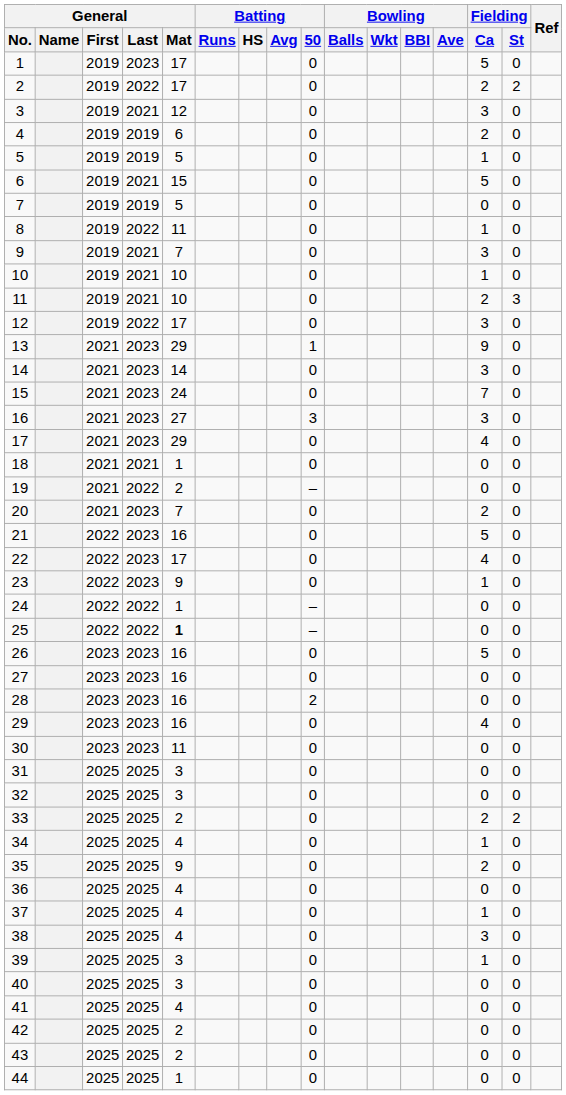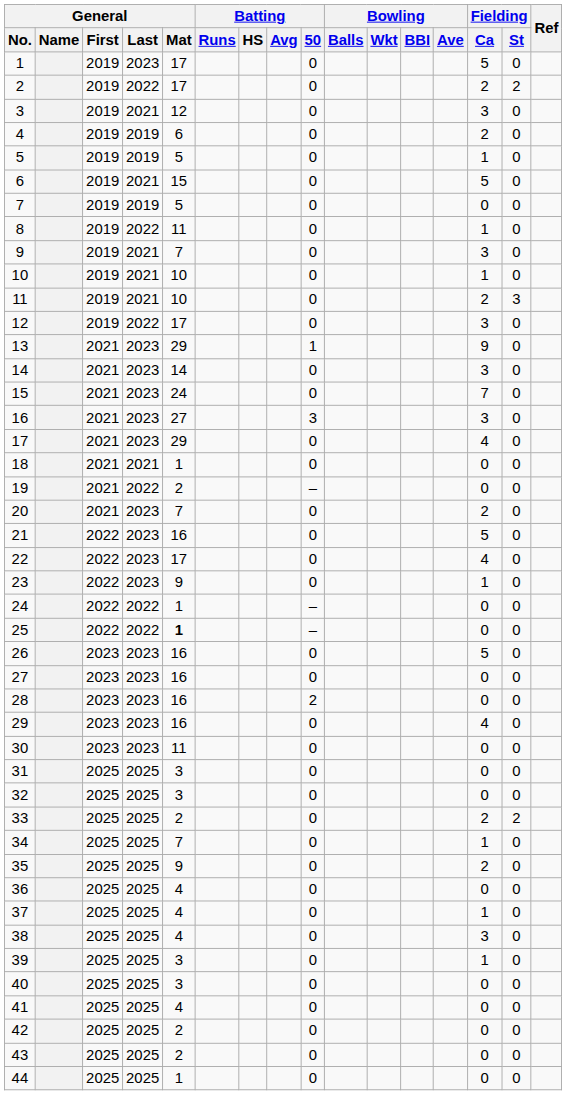(179, 842) 4 -> (179, 842) 7
